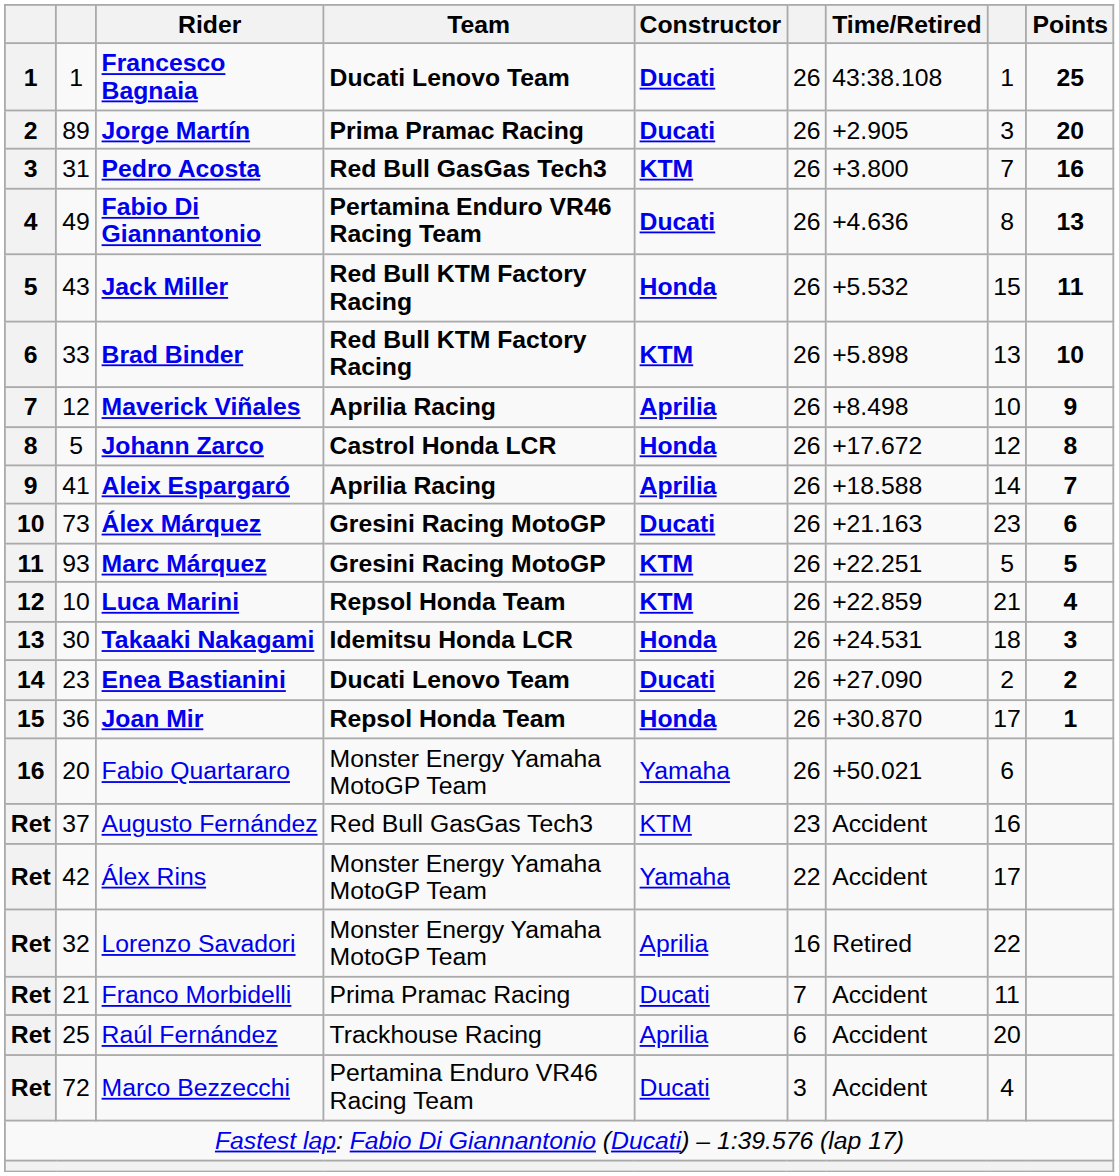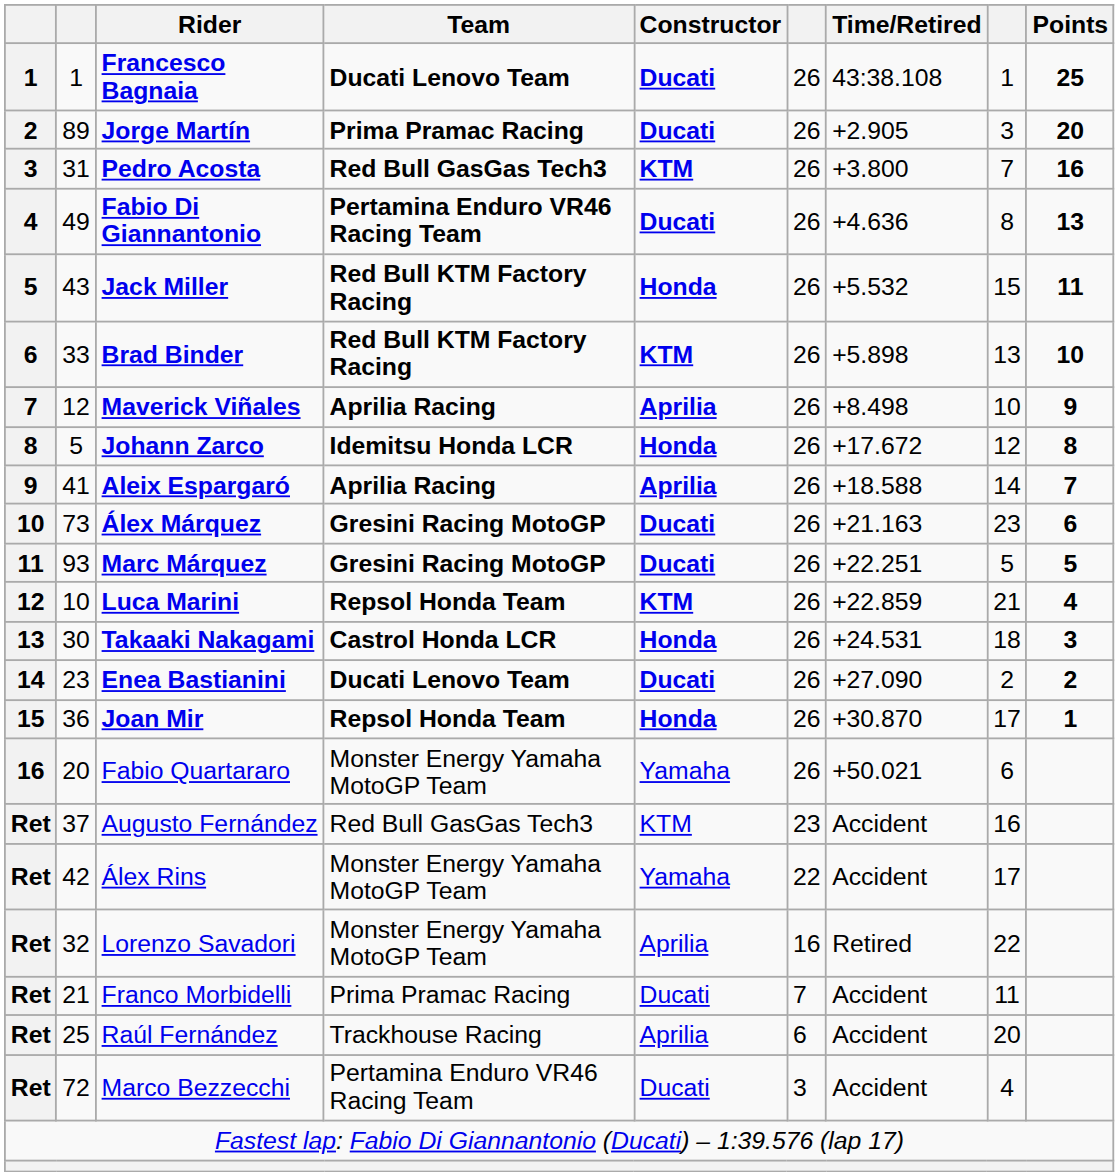(443, 445) Castrol Honda LCR -> (451, 445) Idemitsu Honda LCR
(666, 562) KTM -> (677, 562) Ducati
(451, 640) Idemitsu Honda LCR -> (443, 640) Castrol Honda LCR
